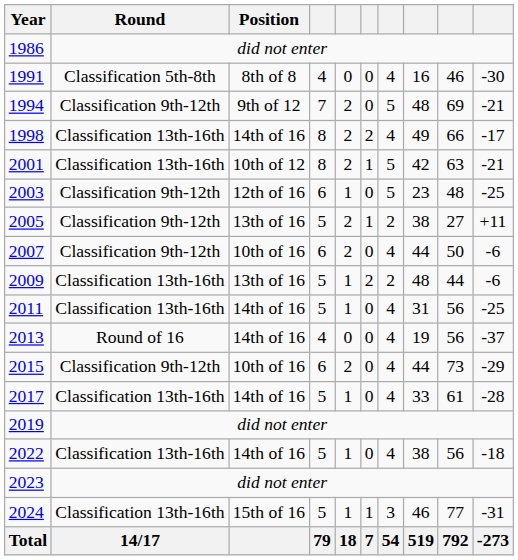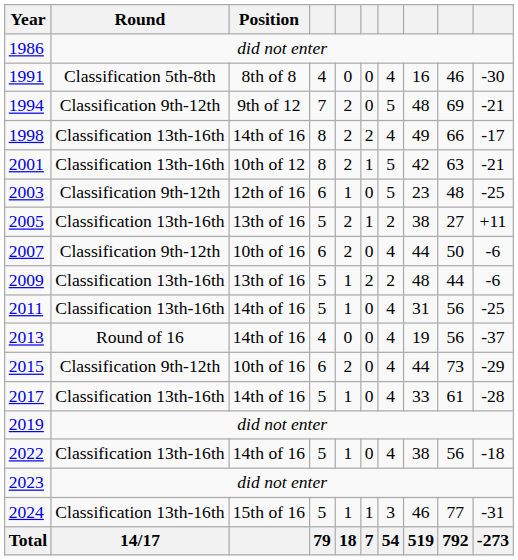(140, 222) Classification 9th-12th -> (140, 222) Classification 13th-16th
